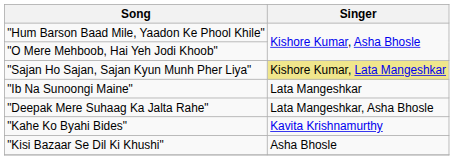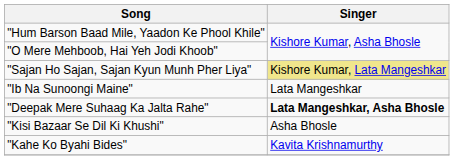(352, 108) normal -> (357, 108) bold
rows swapped: (85, 145) <-> (67, 127)
